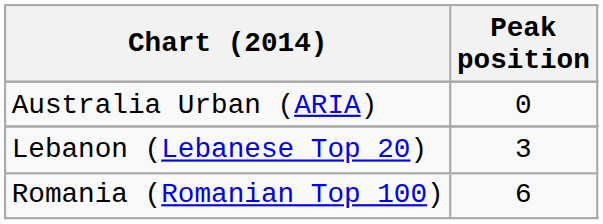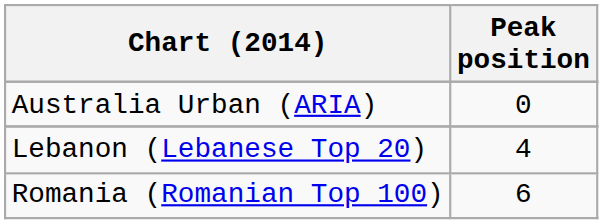(523, 150) 3 -> (523, 150) 4
